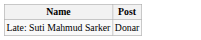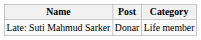+ column: (169, 12)
